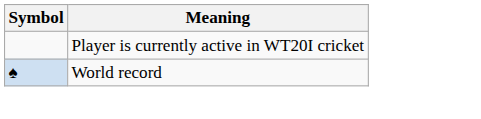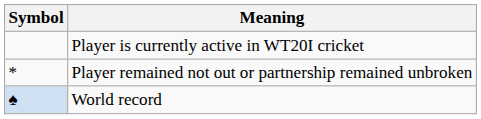+ row: (272, 72)
